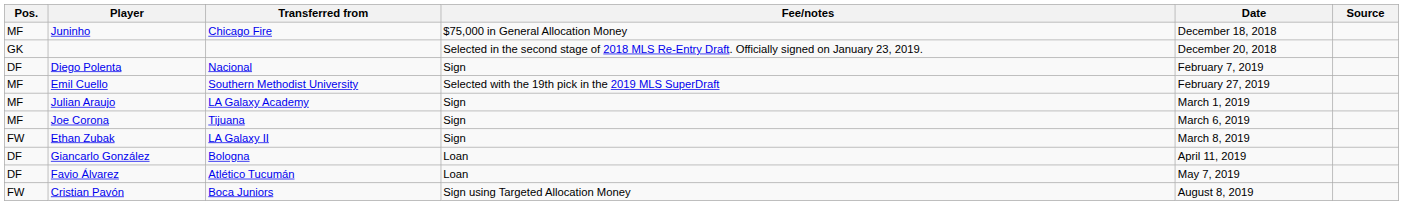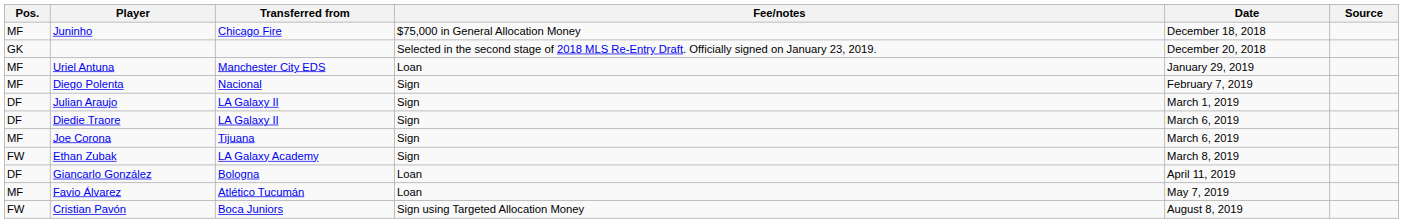+ row: (84, 67)
(14, 67) DF -> (15, 85) MF
- row: (79, 85)
(15, 102) MF -> (14, 102) DF
(259, 102) LA Galaxy Academy -> (248, 102) LA Galaxy II
+ row: (87, 120)
(239, 138) LA Galaxy II -> (268, 156) LA Galaxy Academy
(14, 174) DF -> (15, 192) MF
